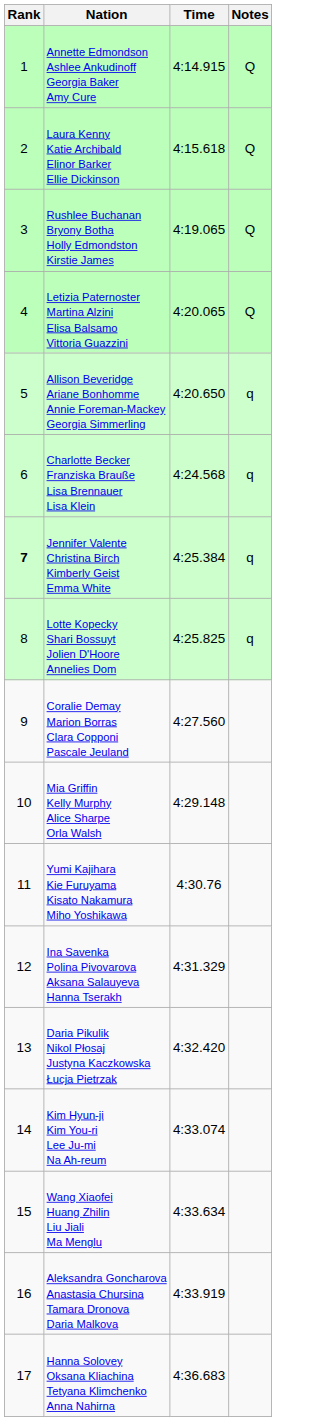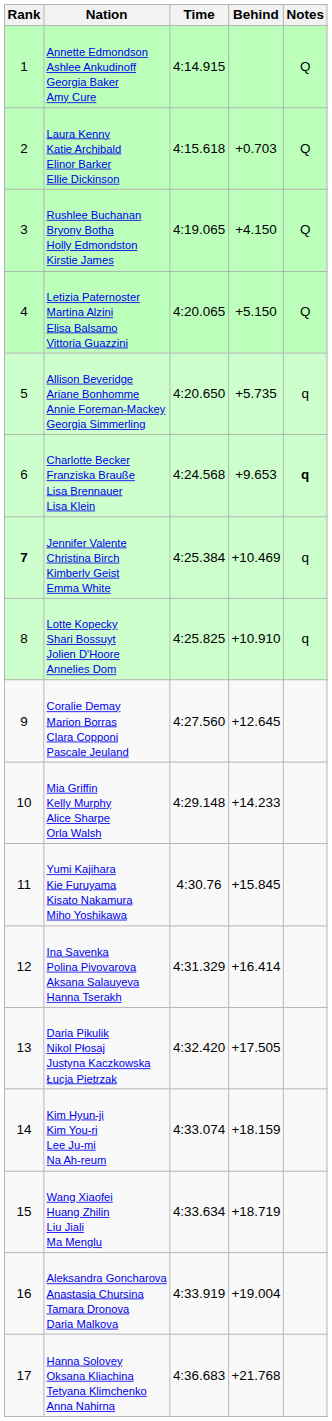+ column: (256, 15)
(250, 475) normal -> (305, 475) bold
